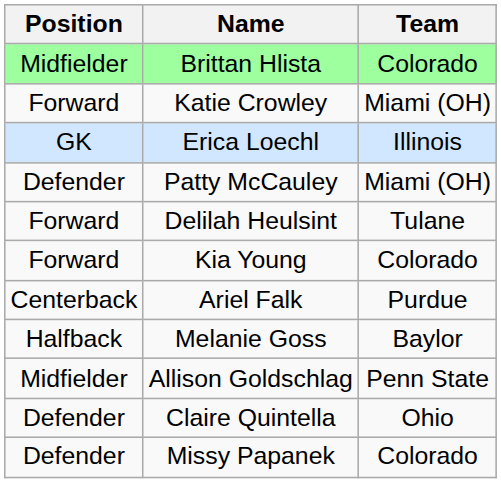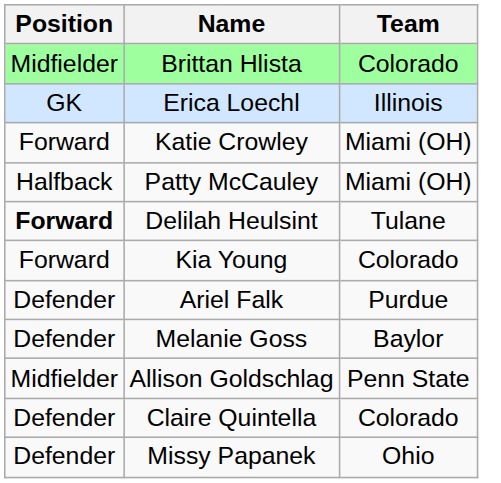rows swapped: (251, 142) <-> (251, 102)
(74, 181) Defender -> (64, 181) Halfback
(74, 220) normal -> (64, 220) bold
(74, 299) Centerback -> (64, 299) Defender
(74, 338) Halfback -> (64, 338) Defender
(428, 417) Ohio -> (408, 417) Colorado
(428, 456) Colorado -> (408, 456) Ohio
